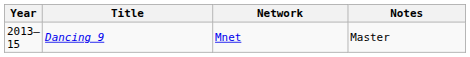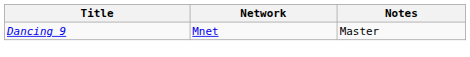- column: (23, 13)
